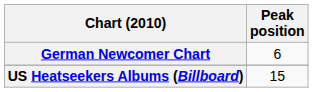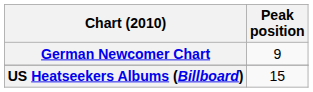(277, 53) 6 -> (277, 53) 9
